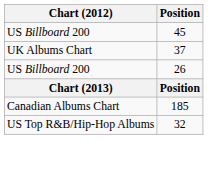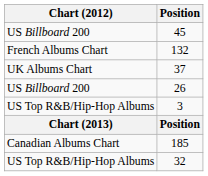+ row: (180, 50)
+ row: (180, 106)
